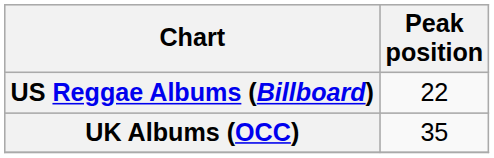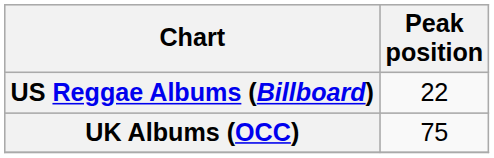(434, 132) 35 -> (434, 132) 75
